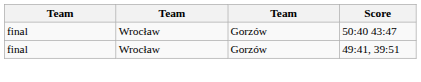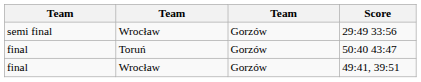+ row: (369, 31)
(139, 31) Wrocław -> (132, 49) Toruń
